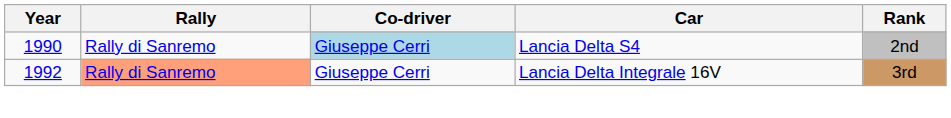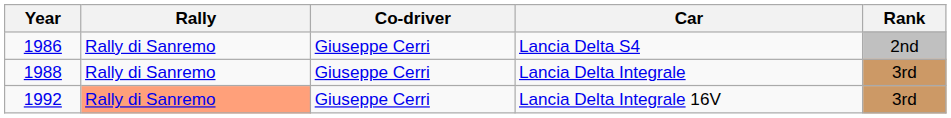(43, 46) 1990 -> (43, 46) 1986
(372, 46) lightblue background -> (372, 46) no background
+ row: (602, 73)
